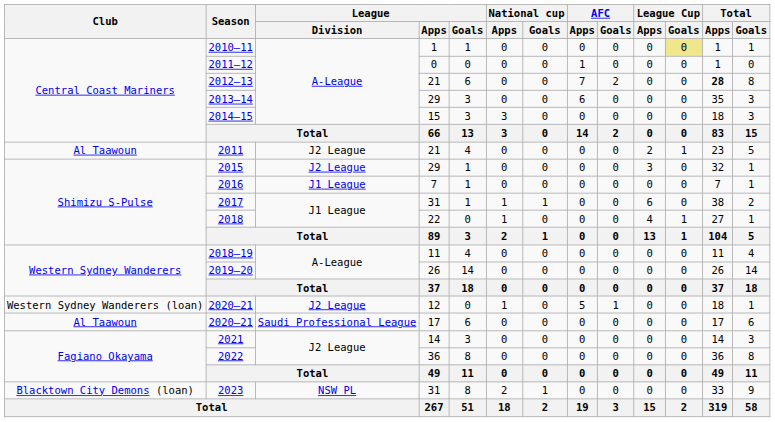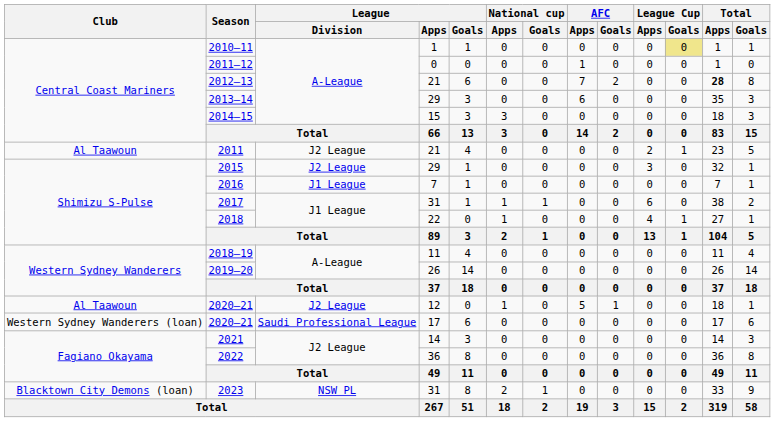(105, 305) Western Sydney Wanderers (loan) -> (105, 305) Al Taawoun
(105, 322) Al Taawoun -> (105, 322) Western Sydney Wanderers (loan)
